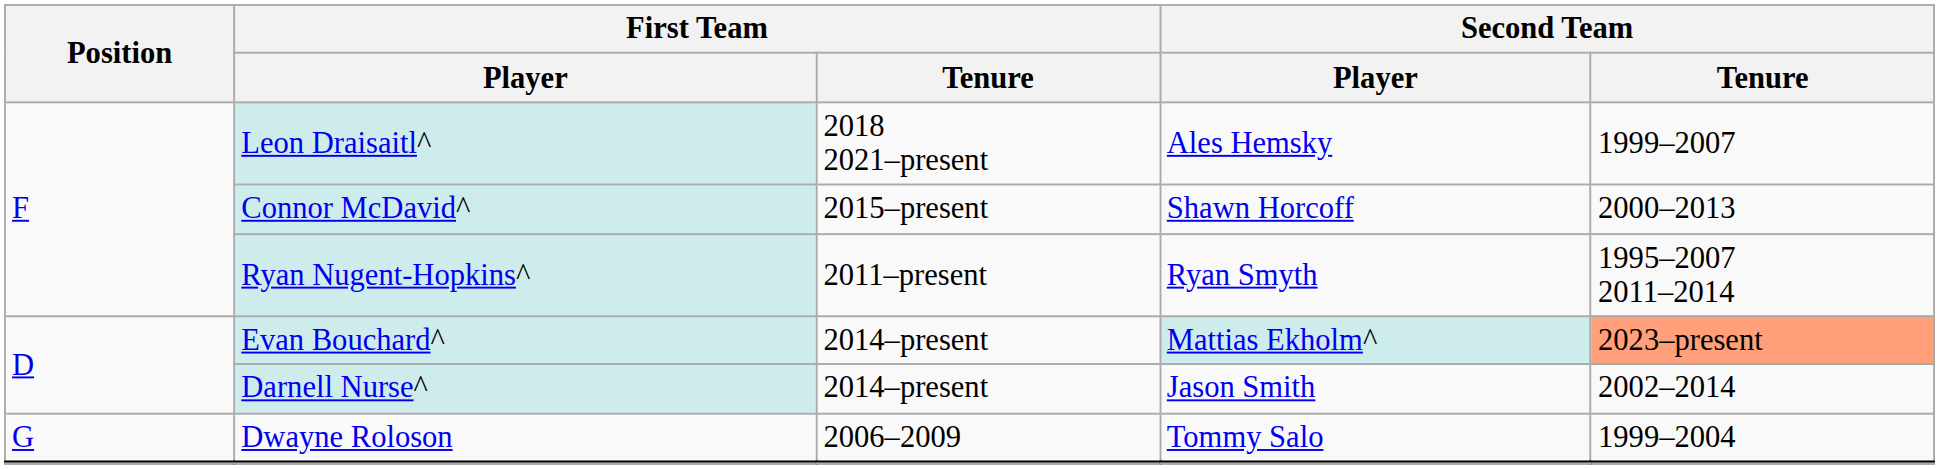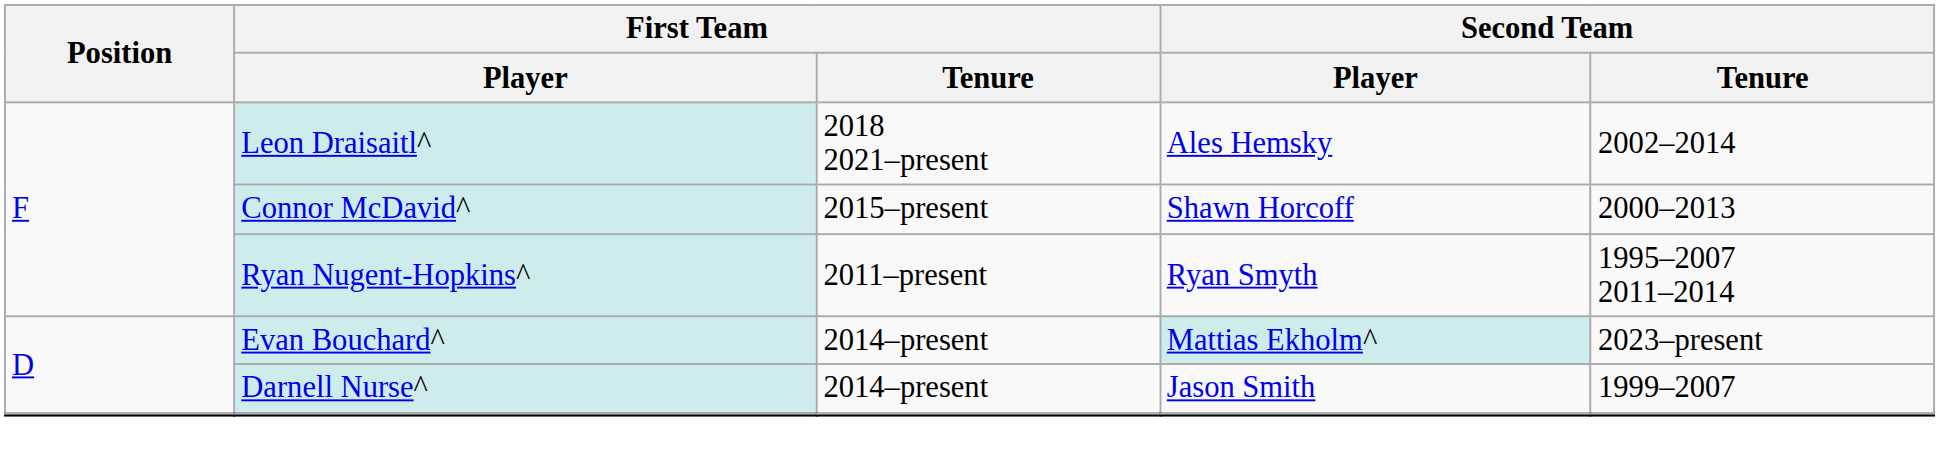(1667, 142) 1999–2007 -> (1667, 142) 2002–2014
(1680, 339) lightsalmon background -> (1680, 339) no background
(1667, 388) 2002–2014 -> (1667, 388) 1999–2007
- row: (347, 436)
